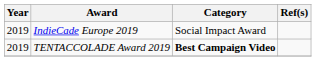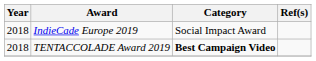(18, 30) 2019 -> (18, 30) 2018
(18, 47) 2019 -> (18, 47) 2018
